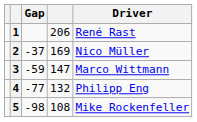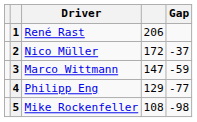columns swapped: (132, 13) <-> (35, 13)
(60, 51) 169 -> (154, 51) 172
(60, 88) 132 -> (154, 88) 129
